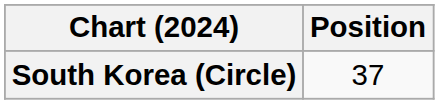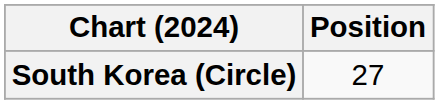(368, 74) 37 -> (368, 74) 27
